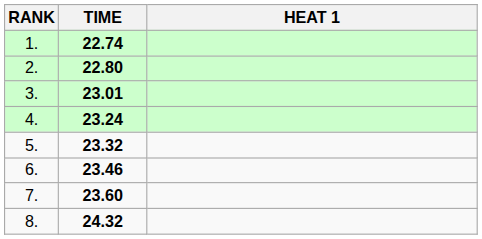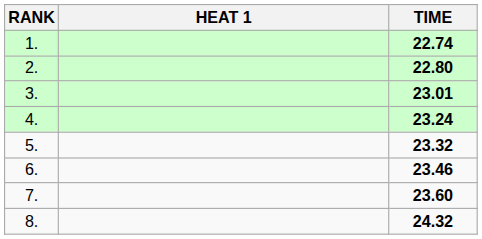columns swapped: (312, 18) <-> (103, 18)
